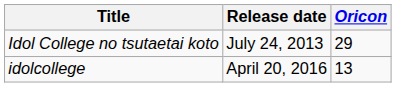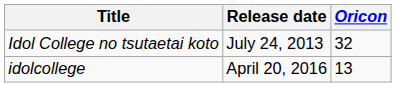(344, 43) 29 -> (344, 43) 32
